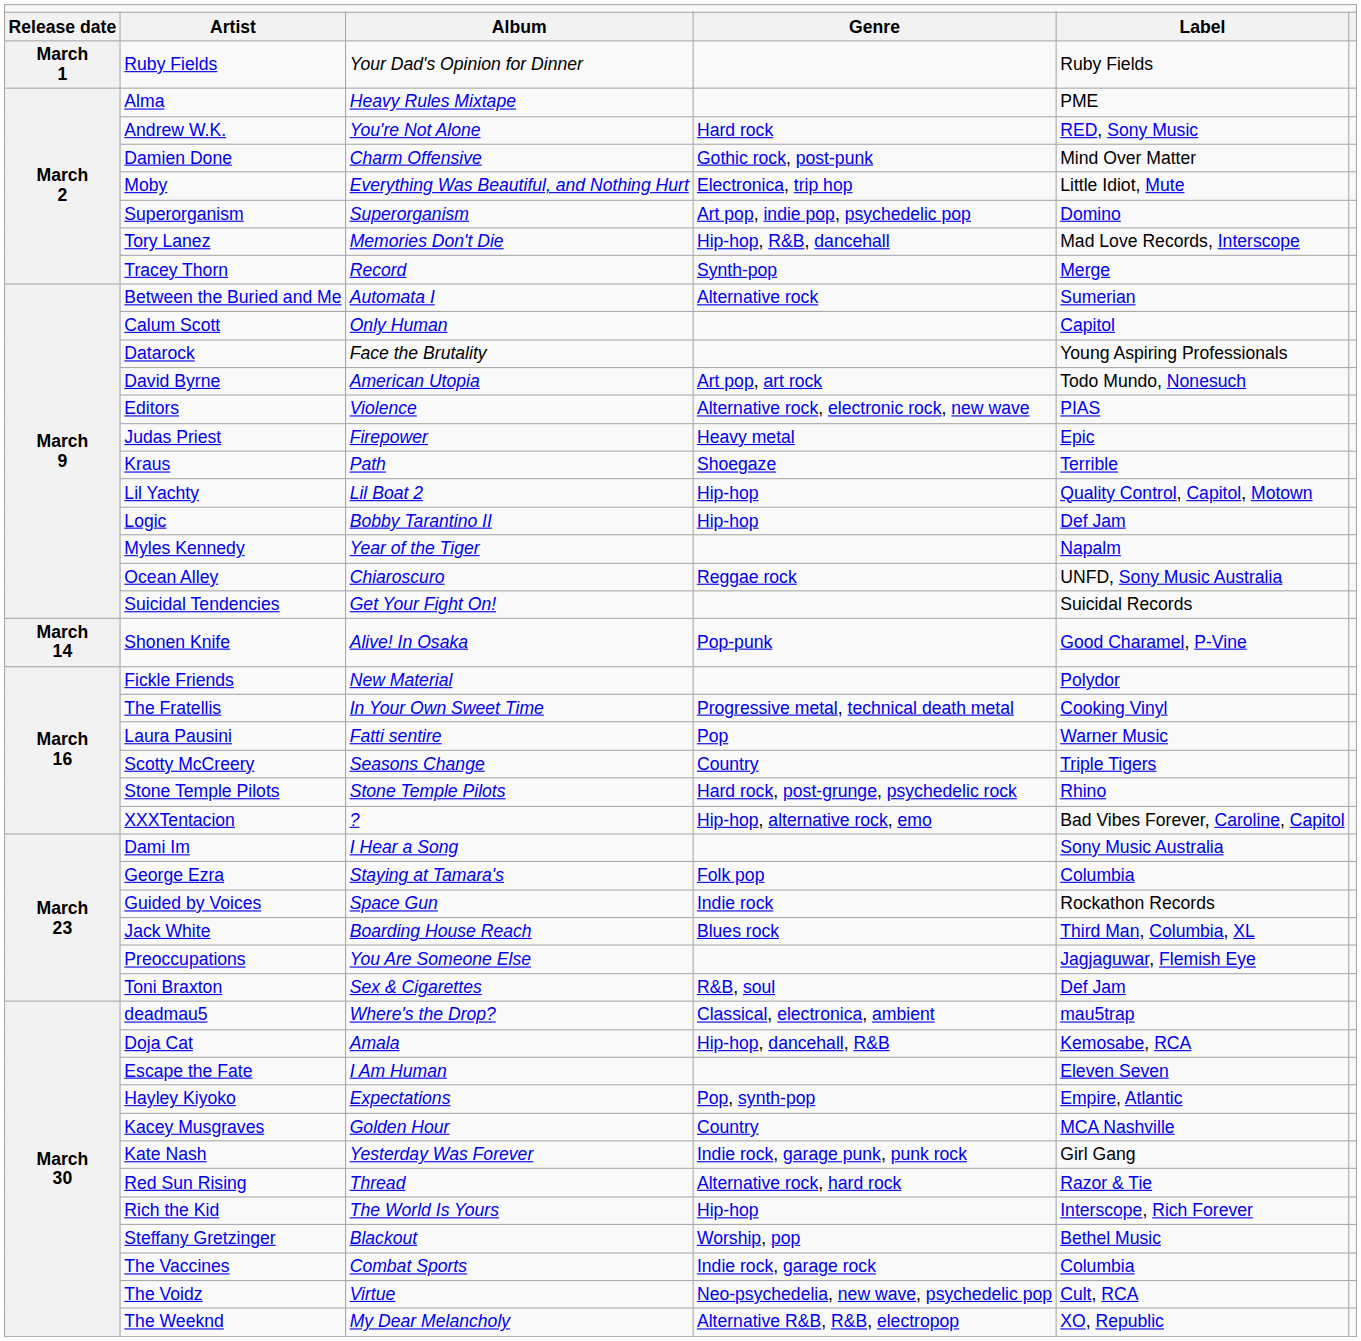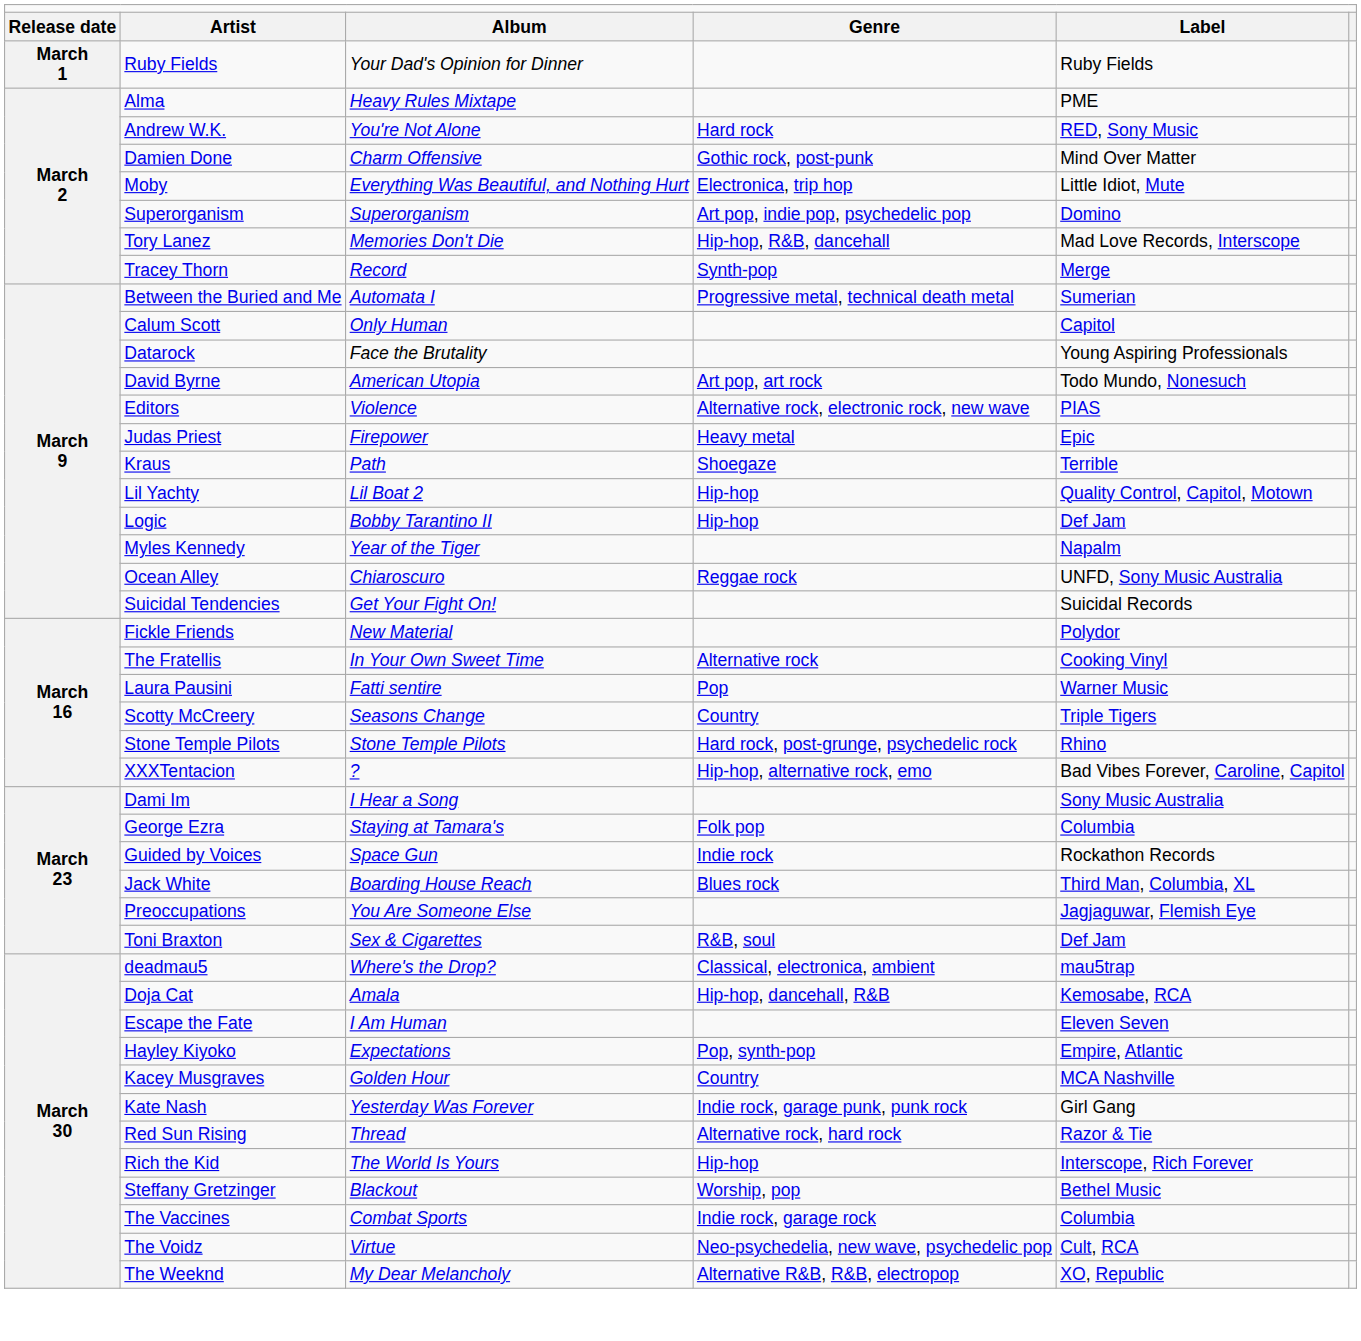(758, 297) Alternative rock -> (855, 297) Progressive metal, technical death metal
- row: (177, 642)
(855, 708) Progressive metal, technical death metal -> (758, 660) Alternative rock
